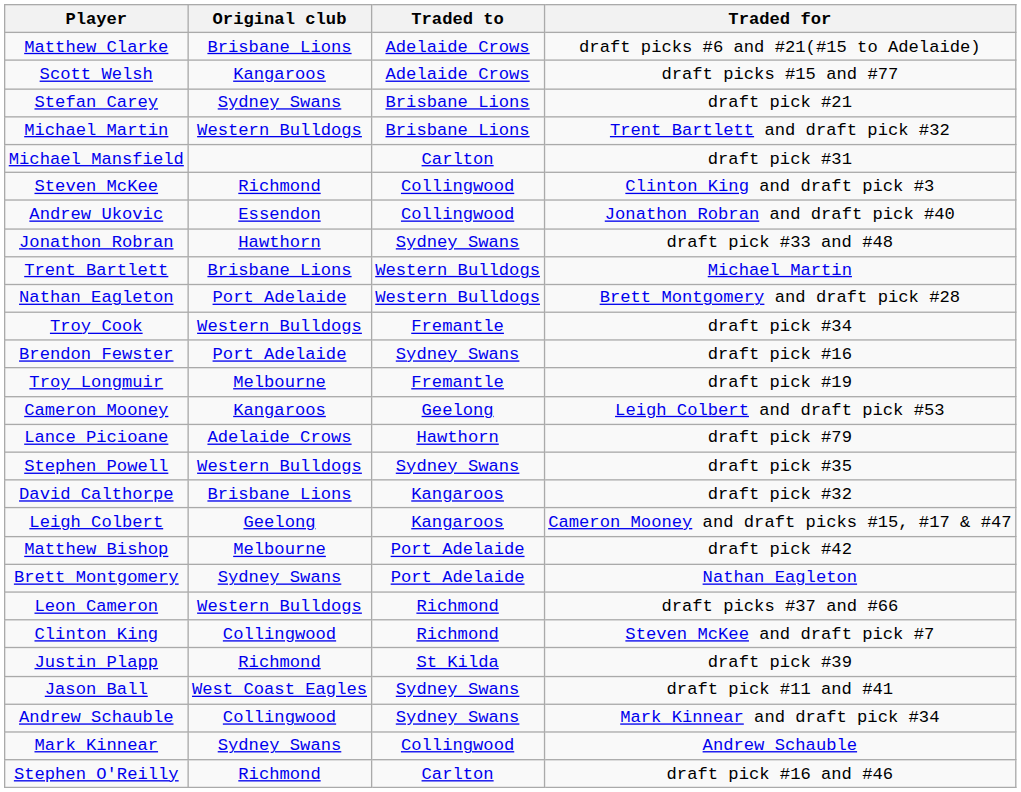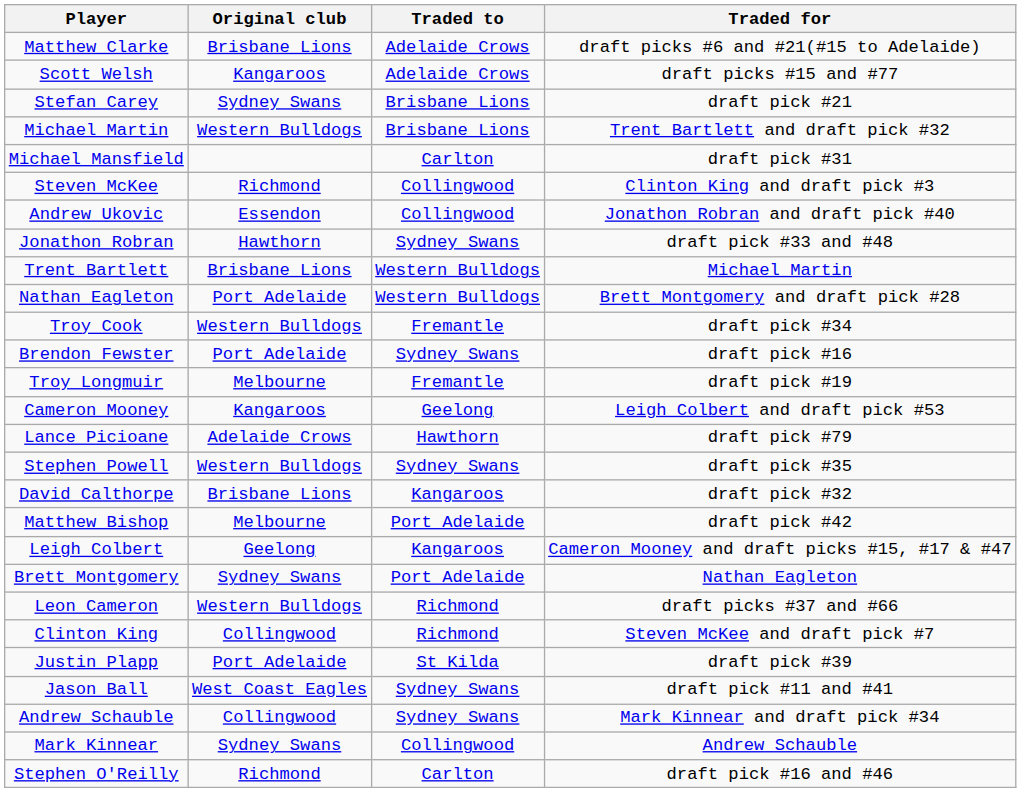rows swapped: (96, 522) <-> (96, 550)
(279, 662) Richmond -> (279, 662) Port Adelaide
